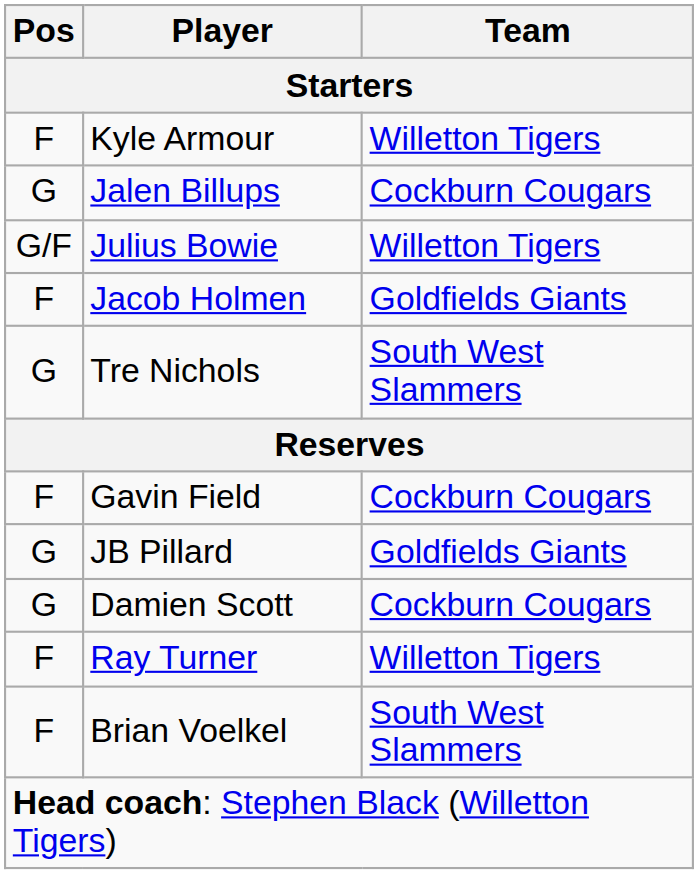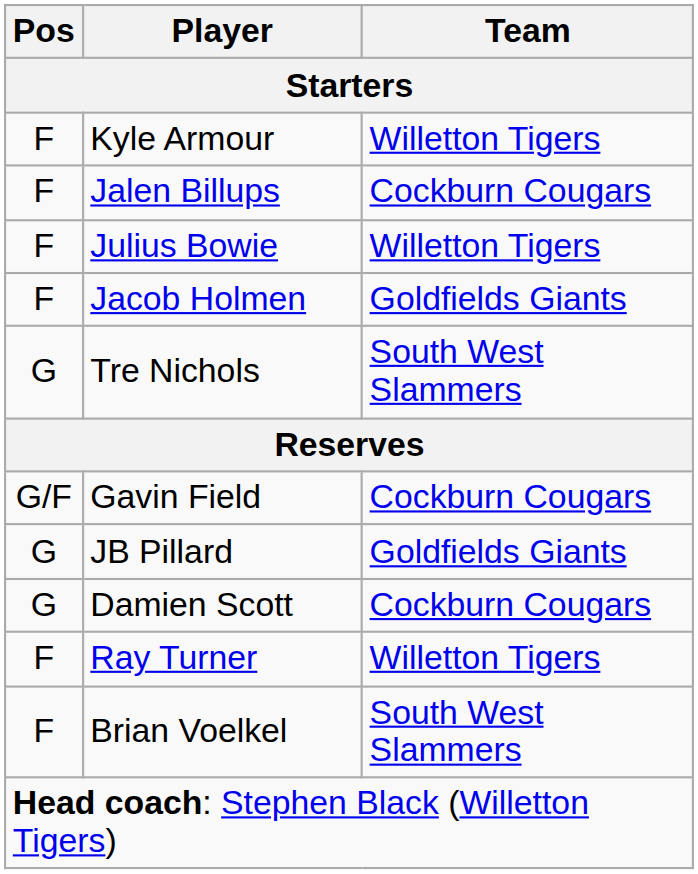(44, 191) G -> (44, 191) F
(44, 245) G/F -> (44, 245) F
(44, 497) F -> (44, 497) G/F
